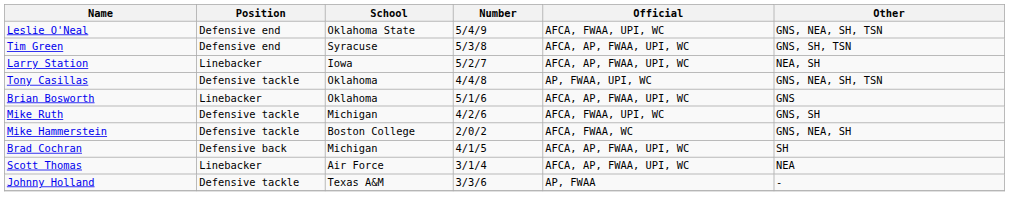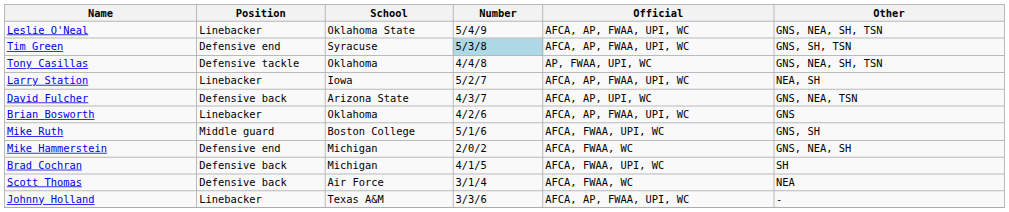(240, 30) Defensive end -> (230, 30) Linebacker
(605, 30) AFCA, FWAA, UPI, WC -> (617, 30) AFCA, AP, FWAA, UPI, WC
(471, 47) no background -> (471, 47) lightblue background
rows swapped: (48, 81) <-> (48, 64)
+ row: (48, 98)
(471, 98) 5/1/6 -> (471, 115) 4/2/6
(249, 115) Defensive tackle -> (237, 132) Middle guard
(352, 115) Michigan -> (371, 132) Boston College
(471, 115) 4/2/6 -> (471, 132) 5/1/6
(249, 132) Defensive tackle -> (240, 148) Defensive end
(371, 132) Boston College -> (352, 148) Michigan
(617, 148) AFCA, AP, FWAA, UPI, WC -> (605, 165) AFCA, FWAA, UPI, WC
(230, 165) Linebacker -> (243, 182) Defensive back
(617, 165) AFCA, AP, FWAA, UPI, WC -> (589, 182) AFCA, FWAA, WC
(249, 182) Defensive tackle -> (230, 199) Linebacker
(570, 182) AP, FWAA -> (617, 199) AFCA, AP, FWAA, UPI, WC
